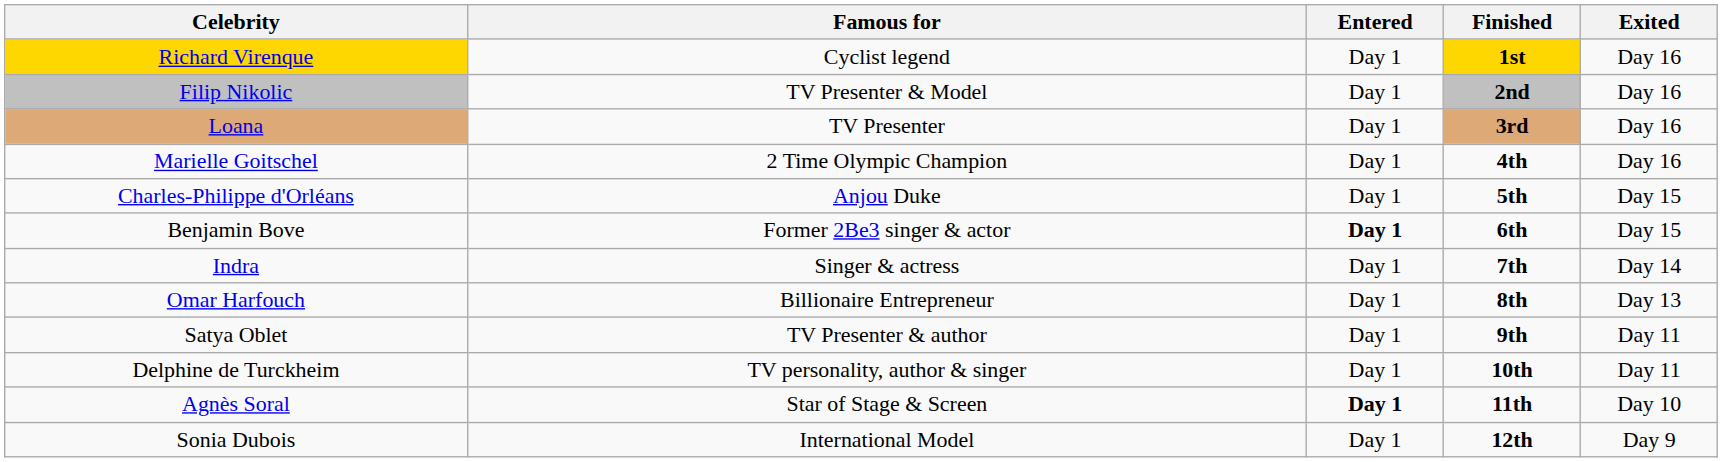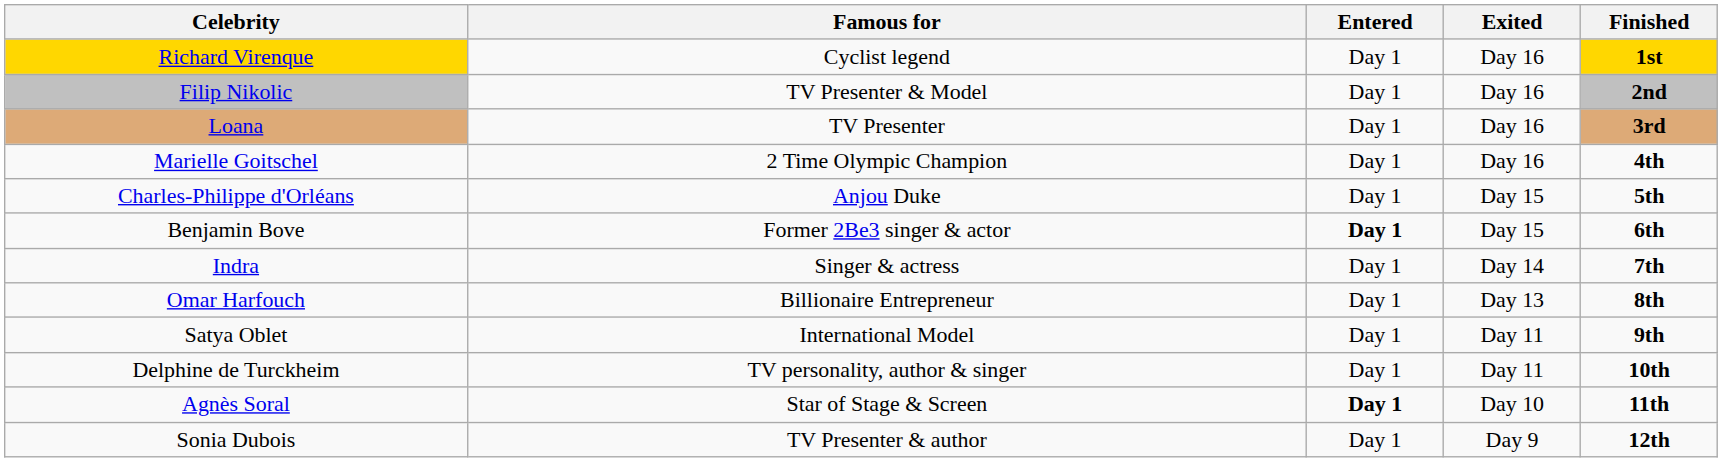columns swapped: (1649, 21) <-> (1512, 21)
(887, 334) TV Presenter & author -> (887, 334) International Model
(887, 439) International Model -> (887, 439) TV Presenter & author
